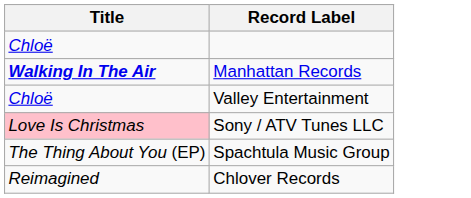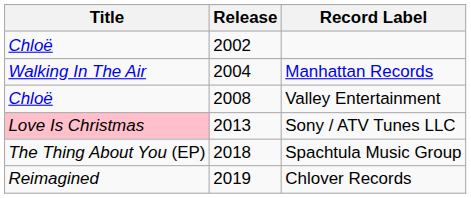+ column: (245, 17)
(82, 71) bold -> (77, 71) normal
